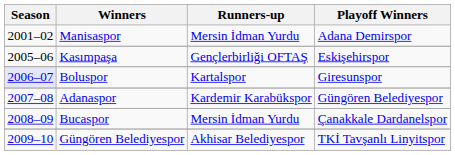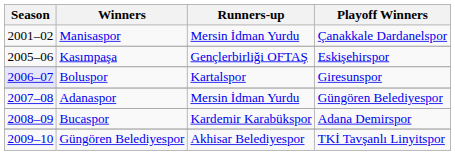(365, 35) Adana Demirspor -> (382, 35) Çanakkale Dardanelspor
(251, 98) Kardemir Karabükspor -> (245, 98) Mersin İdman Yurdu
(245, 118) Mersin İdman Yurdu -> (251, 118) Kardemir Karabükspor
(382, 118) Çanakkale Dardanelspor -> (365, 118) Adana Demirspor
